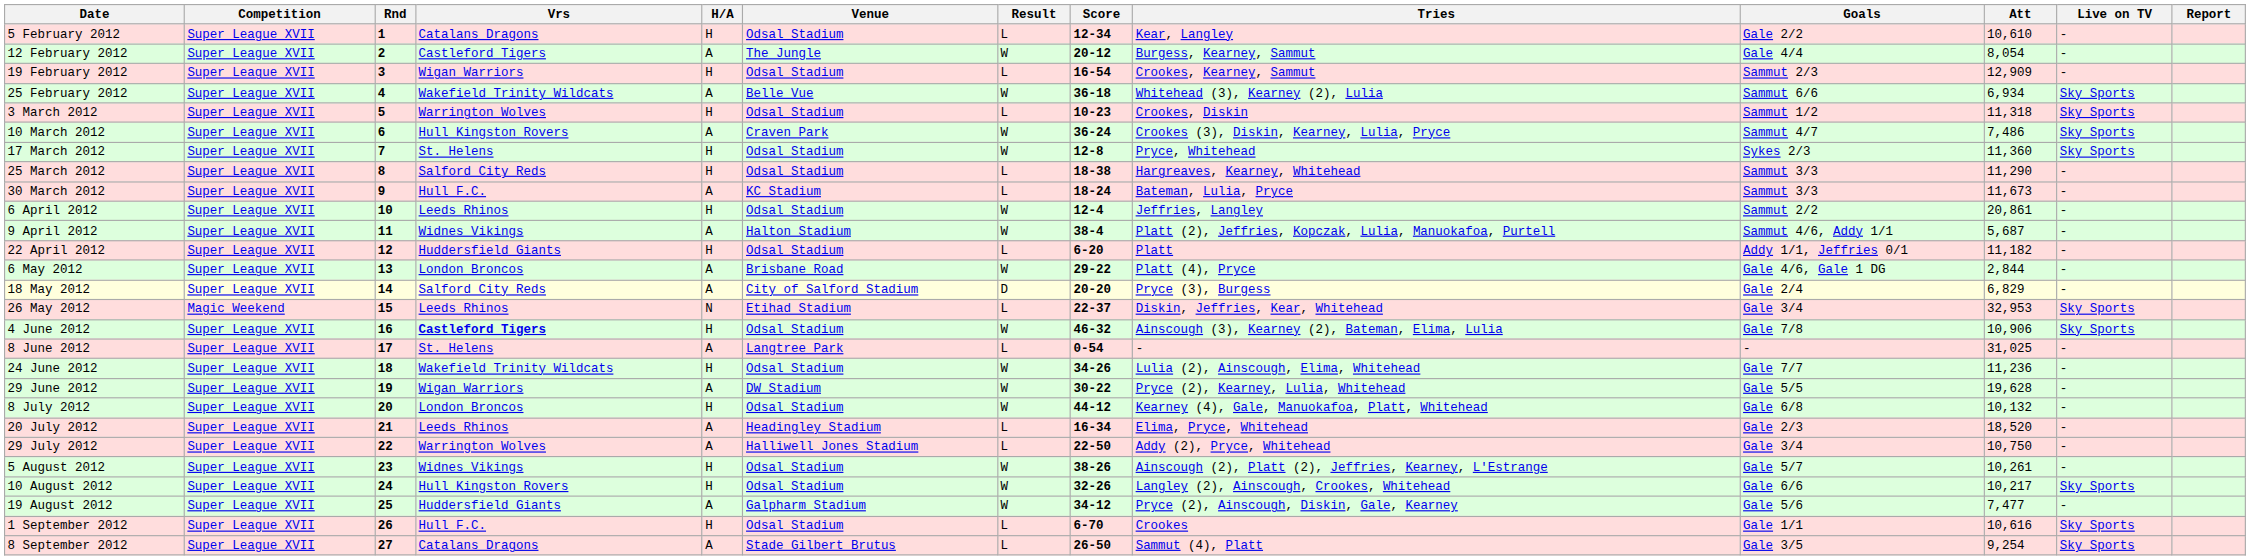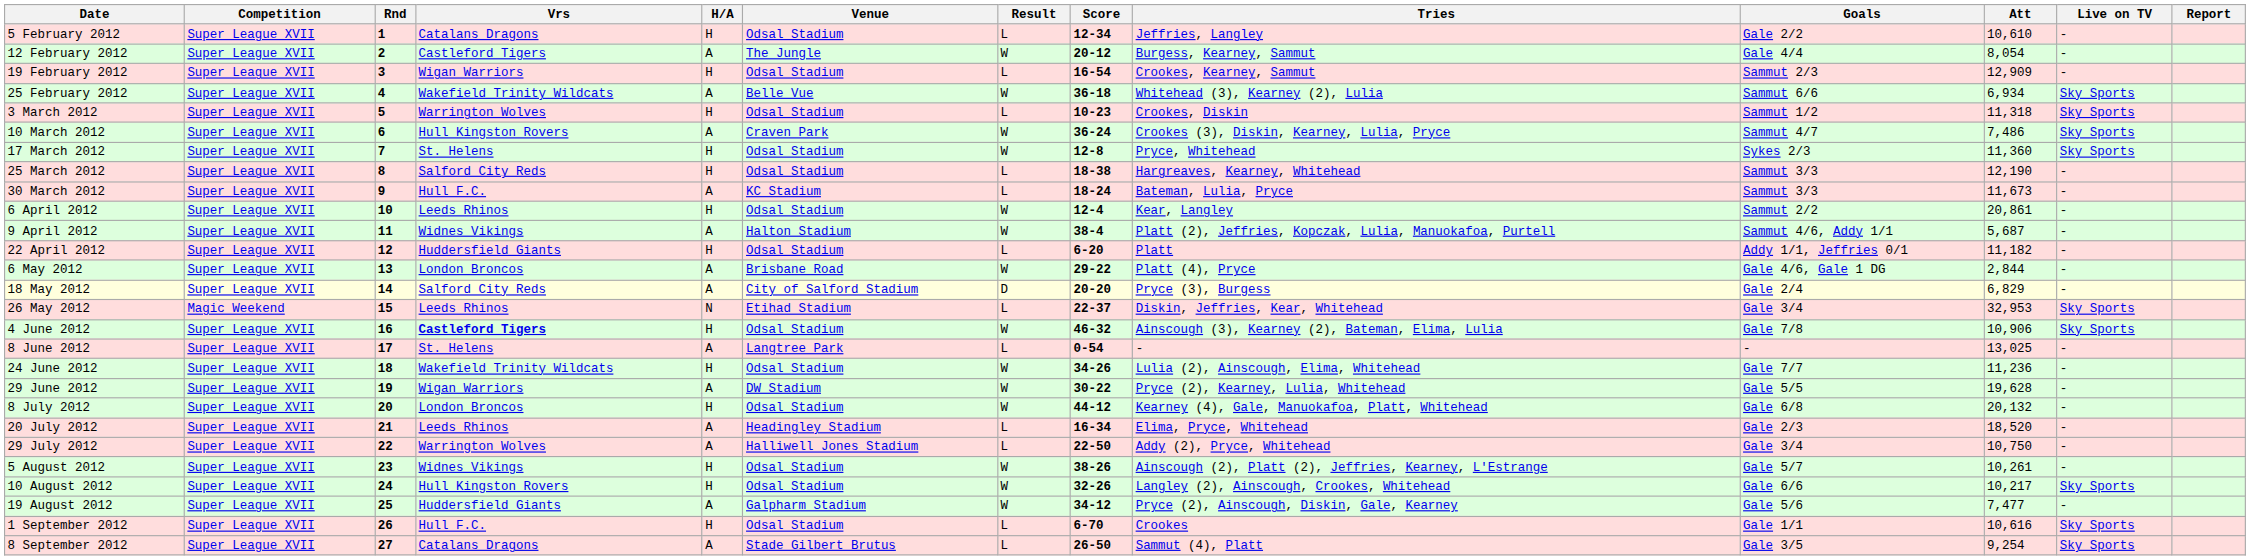(1184, 34) Kear, Langley -> (1199, 34) Jeffries, Langley
(2009, 172) 11,290 -> (2009, 172) 12,190
(1199, 211) Jeffries, Langley -> (1184, 211) Kear, Langley
(2009, 349) 31,025 -> (2009, 349) 13,025
(2009, 408) 10,132 -> (2009, 408) 20,132
